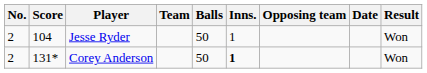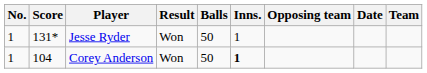columns swapped: (174, 15) <-> (402, 15)
(11, 36) 2 -> (11, 36) 1
(42, 36) 104 -> (45, 36) 131*
(11, 57) 2 -> (11, 57) 1
(45, 57) 131* -> (42, 57) 104
